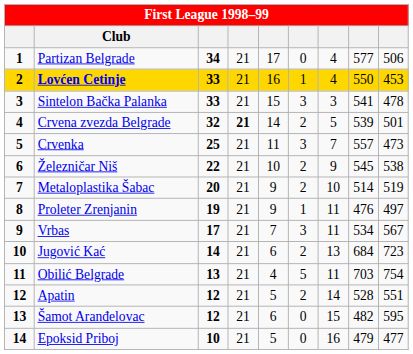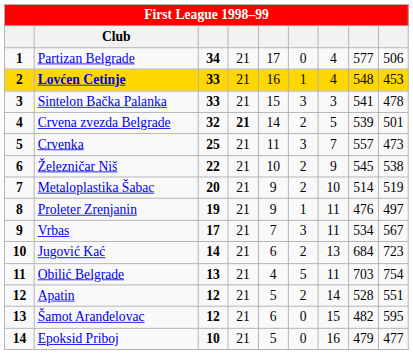(363, 79) 550 -> (363, 79) 548
